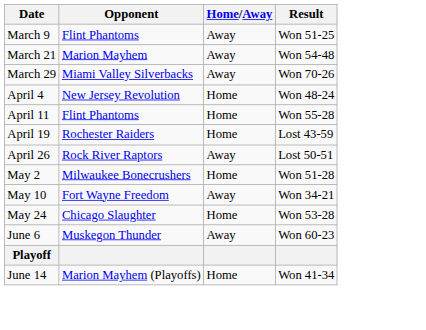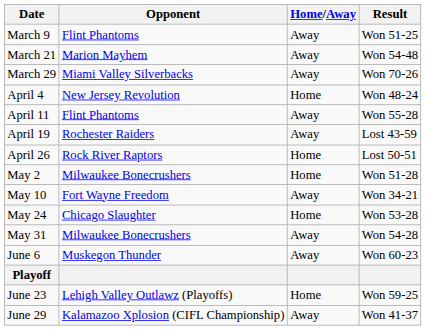(222, 114) Home -> (305, 114) Away
(222, 134) Home -> (305, 134) Away
(221, 154) Away -> (306, 154) Home
+ row: (27, 235)
- row: (27, 275)
+ row: (27, 295)
+ row: (27, 315)
